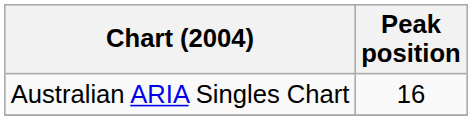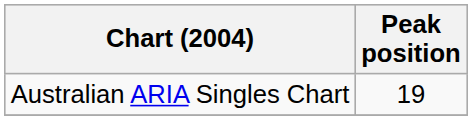(411, 94) 16 -> (411, 94) 19
